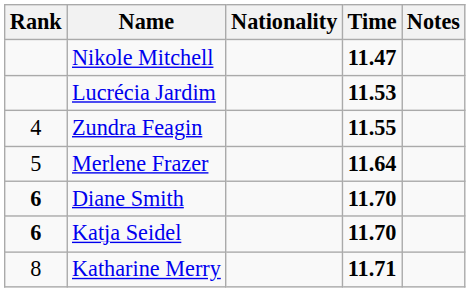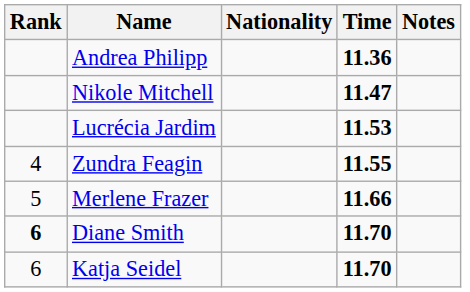+ row: (140, 57)
(372, 163) 11.64 -> (367, 198) 11.66
(36, 233) bold -> (36, 269) normal
- row: (146, 269)
